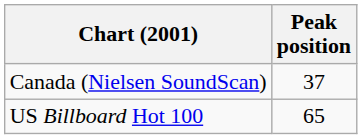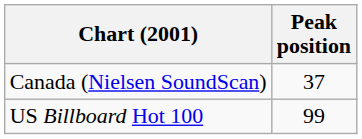(314, 116) 65 -> (314, 116) 99
